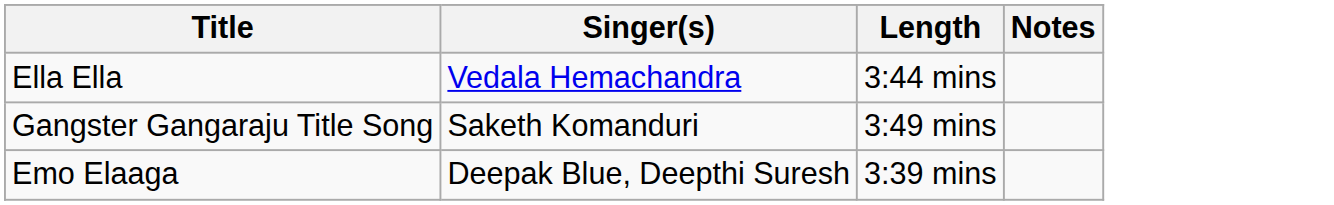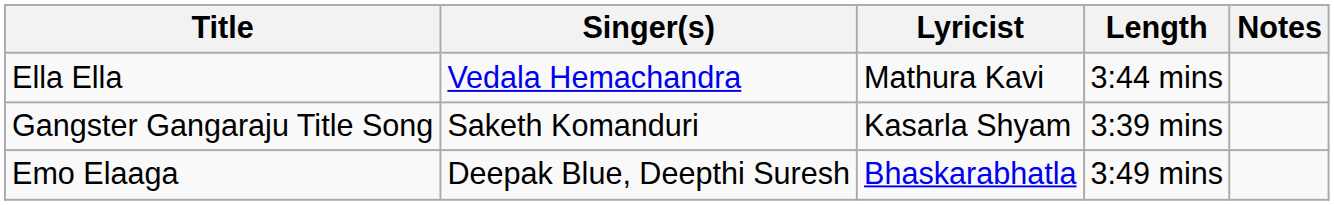+ column: (970, 28)
(930, 125) 3:49 mins -> (1157, 125) 3:39 mins
(930, 174) 3:39 mins -> (1157, 174) 3:49 mins
